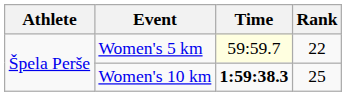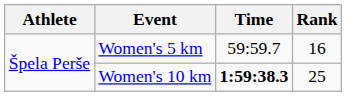(254, 48) lightyellow background -> (254, 48) no background
(317, 48) 22 -> (317, 48) 16
